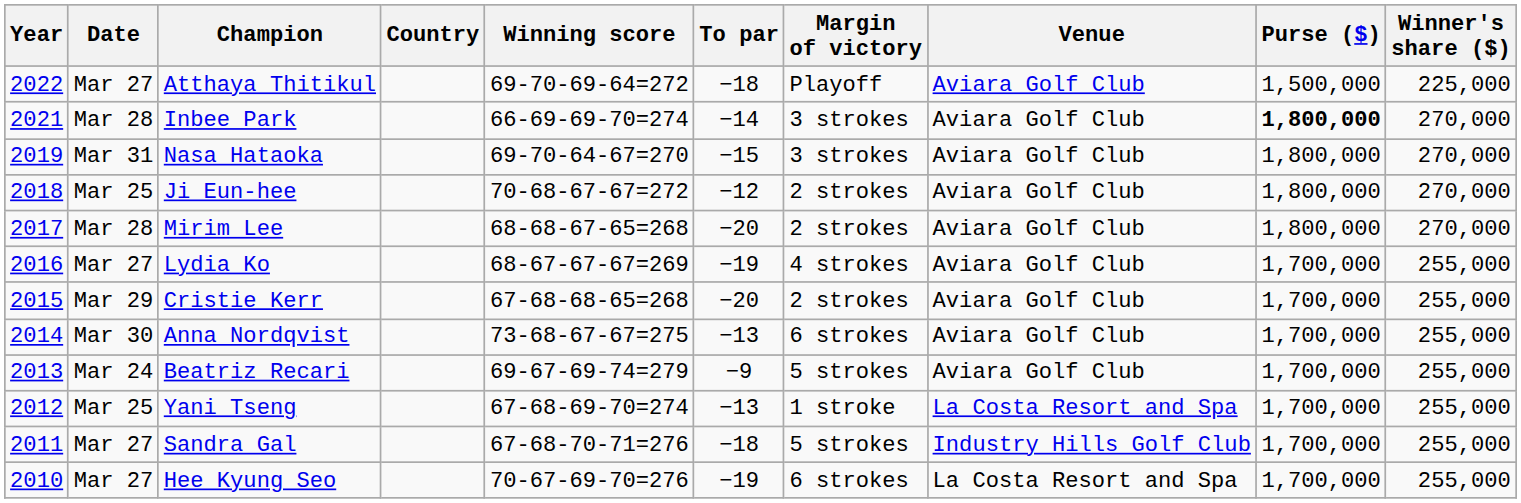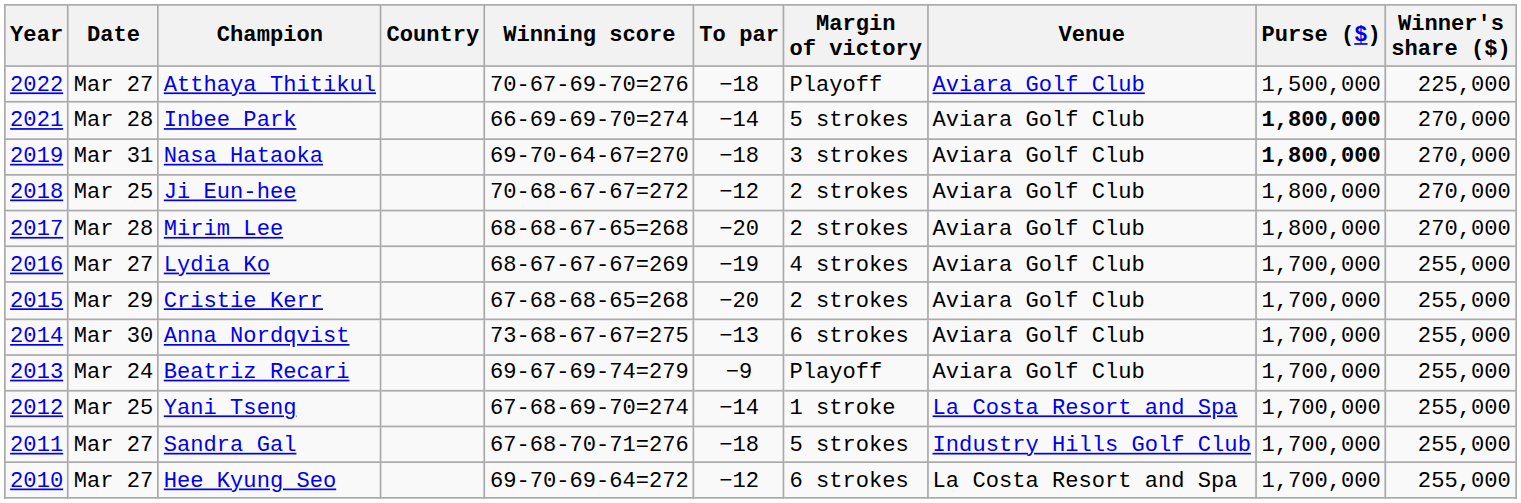(589, 84) 69-70-69-64=272 -> (589, 84) 70-67-69-70=276
(849, 120) 3 strokes -> (849, 120) 5 strokes
(739, 156) −15 -> (739, 156) −18
(1321, 156) normal -> (1321, 156) bold
(849, 373) 5 strokes -> (836, 373) Playoff
(739, 409) −13 -> (739, 409) −14
(589, 481) 70-67-69-70=276 -> (589, 481) 69-70-69-64=272
(739, 481) −19 -> (739, 481) −12
